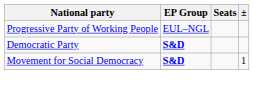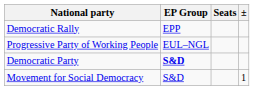+ row: (43, 28)
(174, 61) bold -> (173, 77) normal
